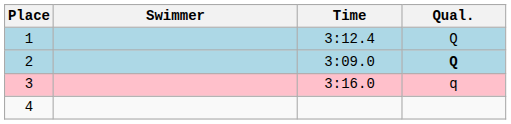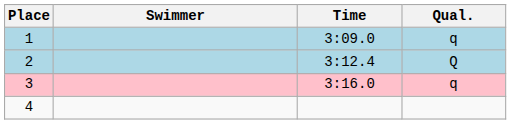(350, 39) 3:12.4 -> (350, 39) 3:09.0
(453, 39) Q -> (453, 39) q
(350, 62) 3:09.0 -> (350, 62) 3:12.4
(453, 62) bold -> (453, 62) normal
